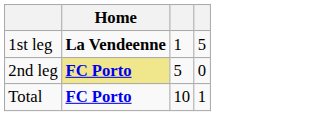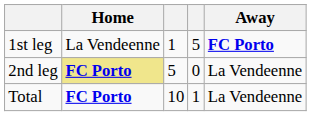+ column: (255, 17)
(116, 44) bold -> (113, 44) normal
